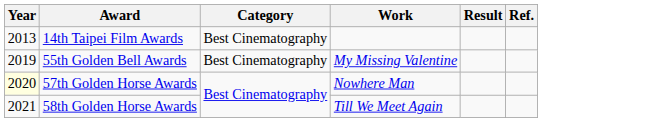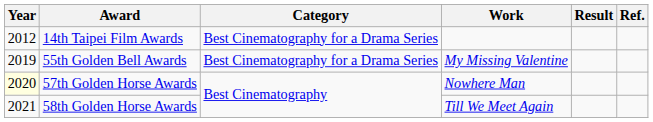(22, 38) 2013 -> (22, 38) 2012
(265, 38) Best Cinematography -> (321, 38) Best Cinematography for a Drama Series
(265, 60) Best Cinematography -> (321, 60) Best Cinematography for a Drama Series
